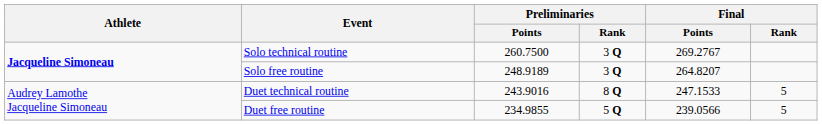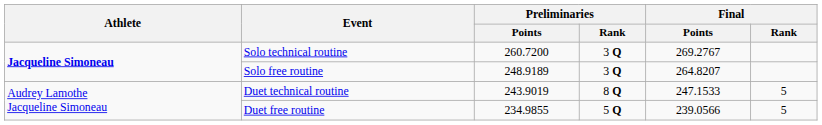(527, 52) 260.7500 -> (527, 52) 260.7200
(527, 91) 243.9016 -> (527, 91) 243.9019
